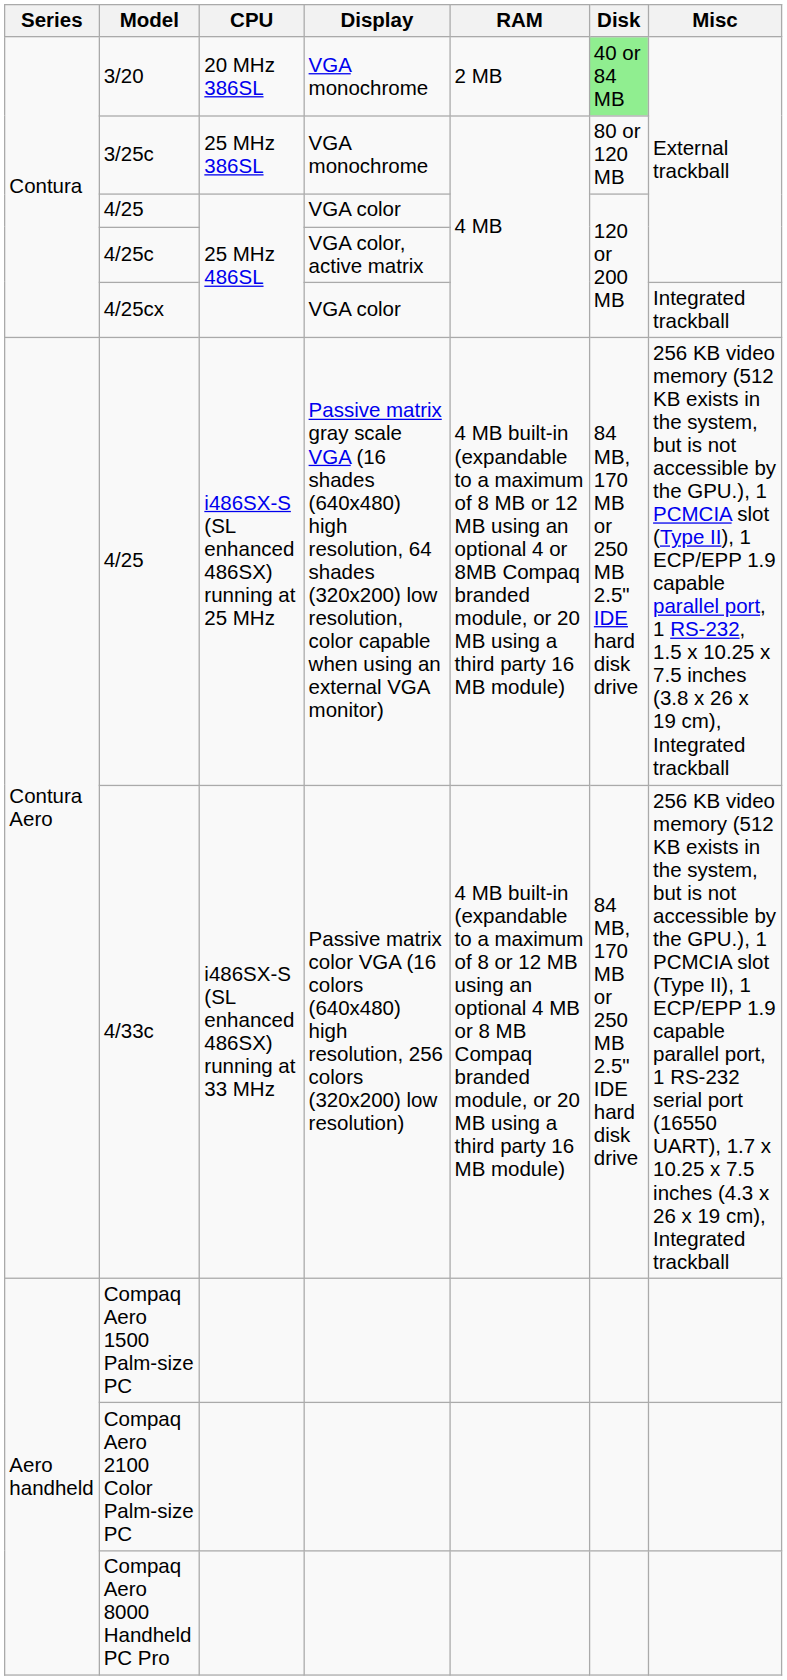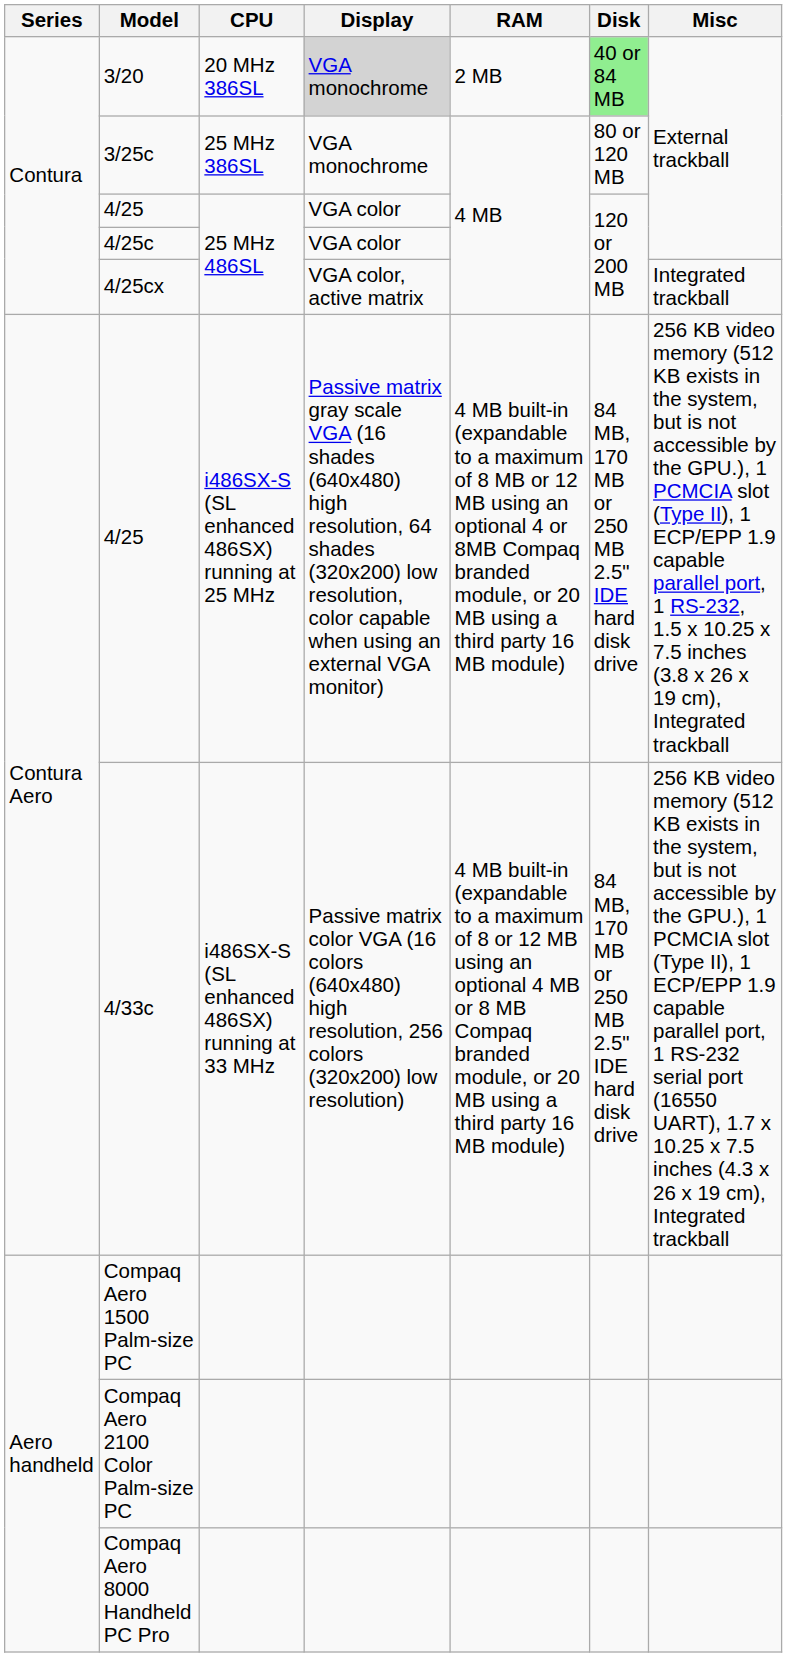(368, 76) no background -> (368, 76) lightgrey background
(366, 254) VGA color, active matrix -> (355, 242) VGA color
(355, 309) VGA color -> (366, 286) VGA color, active matrix
